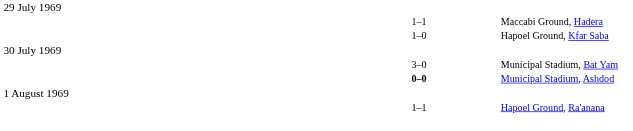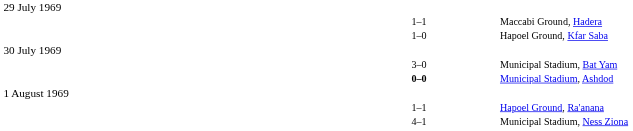+ row: (176, 122)
